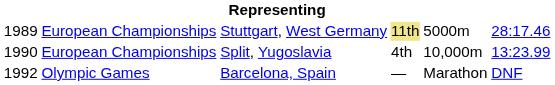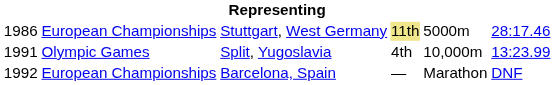(21, 31) 1989 -> (21, 31) 1986
(21, 52) 1990 -> (21, 52) 1991
(129, 52) European Championships -> (96, 52) Olympic Games
(96, 73) Olympic Games -> (129, 73) European Championships
